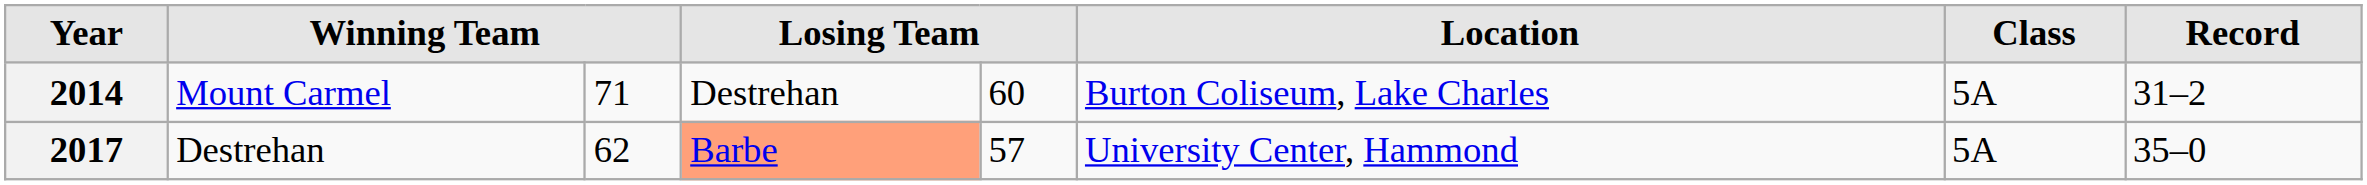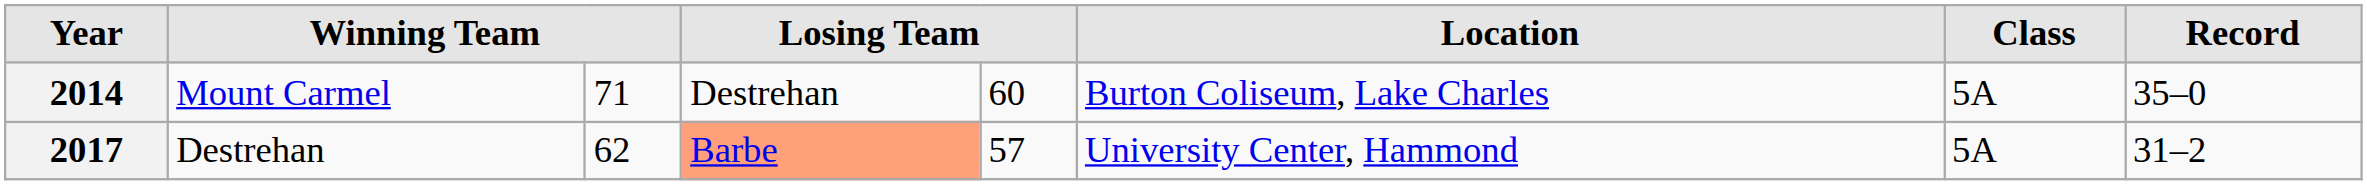(2170, 91) 31–2 -> (2170, 91) 35–0
(2170, 149) 35–0 -> (2170, 149) 31–2
